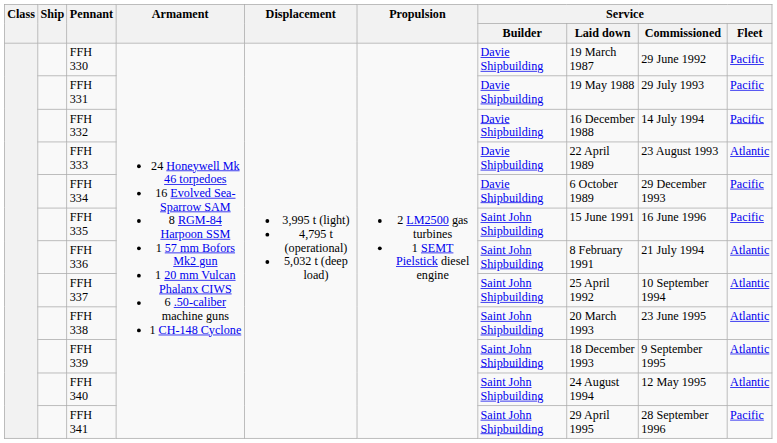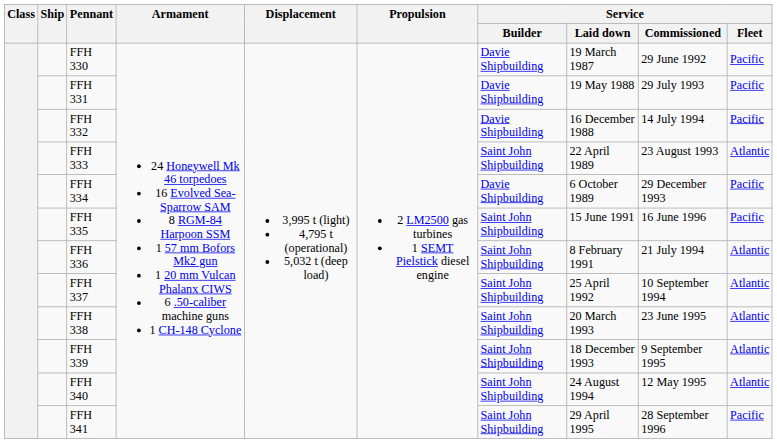(512, 158) Davie Shipbuilding -> (512, 158) Saint John Shipbuilding
